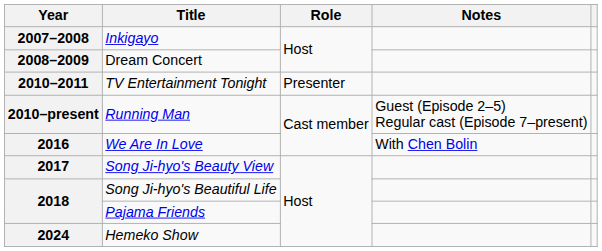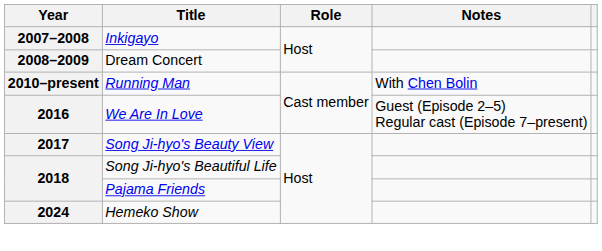- row: (186, 83)
(481, 114) Guest (Episode 2–5) Regular cast (Episode 7–present) -> (426, 83) With Chen Bolin
(426, 144) With Chen Bolin -> (481, 114) Guest (Episode 2–5) Regular cast (Episode 7–present)
